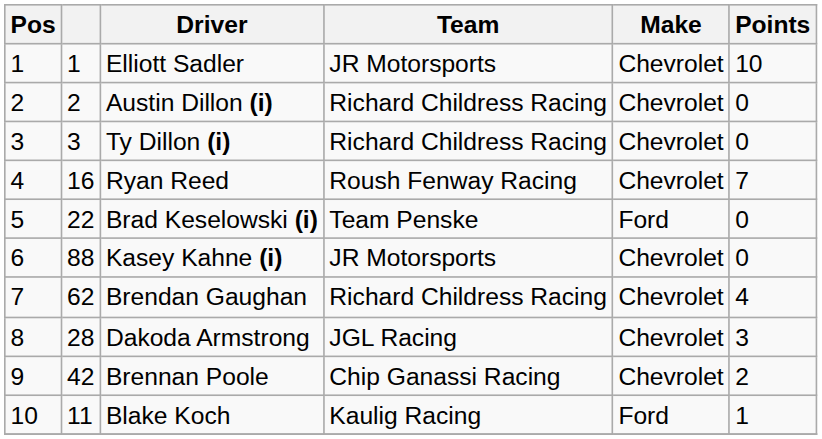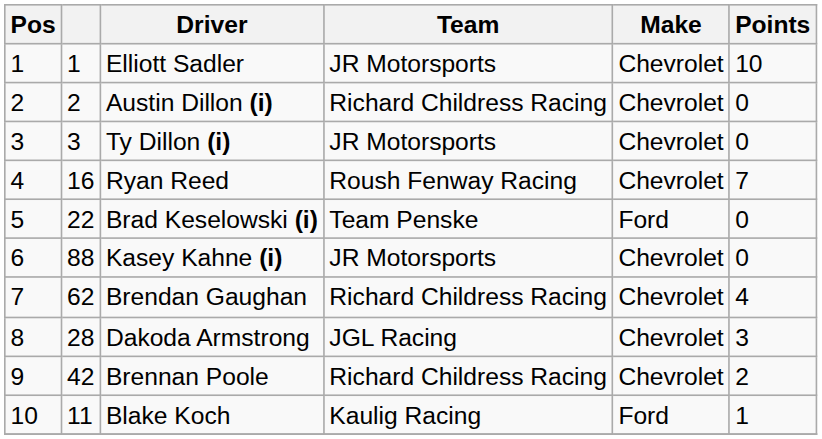(468, 141) Richard Childress Racing -> (413, 141) JR Motorsports
(445, 375) Chip Ganassi Racing -> (468, 375) Richard Childress Racing
